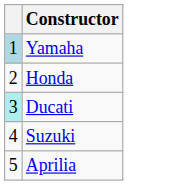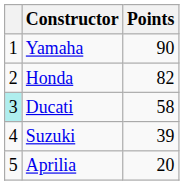+ column: (151, 19)
(13, 48) lightblue background -> (13, 48) no background
